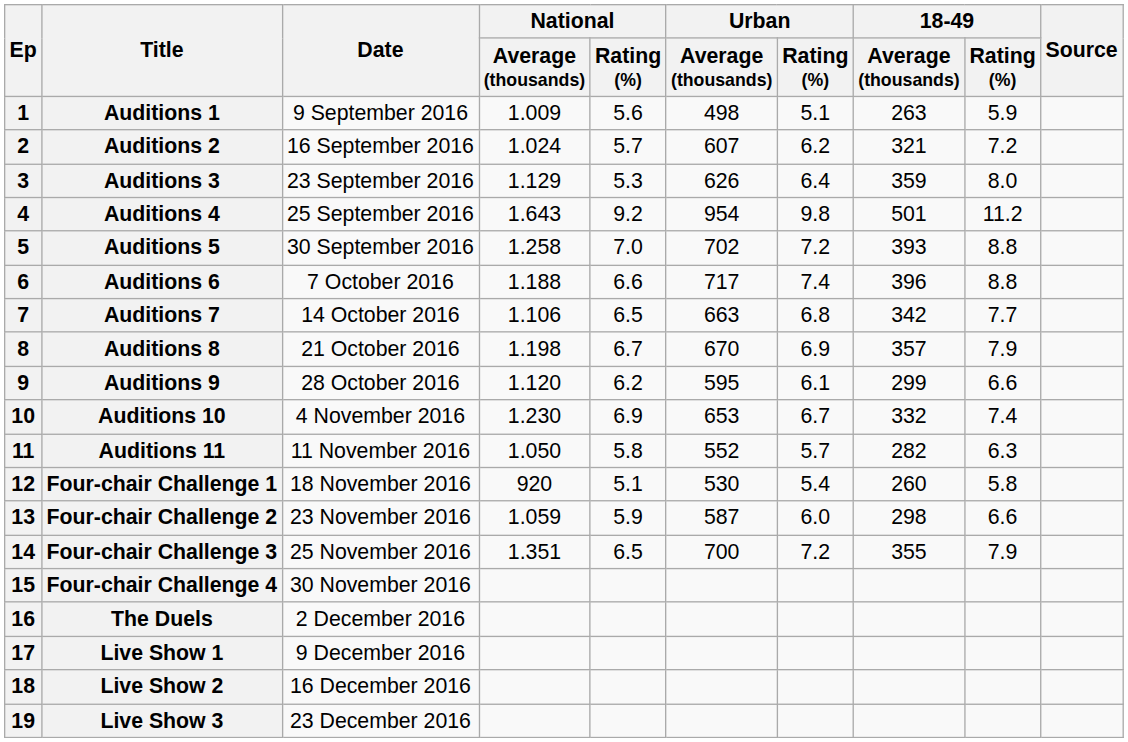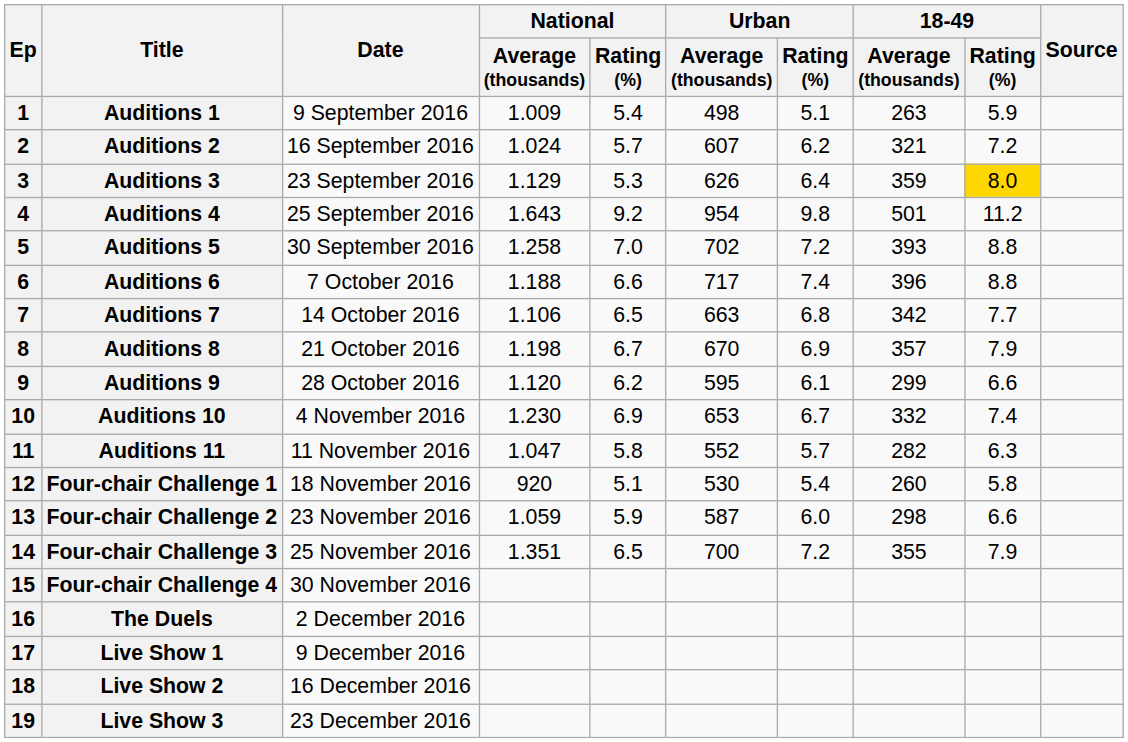(628, 112) 5.6 -> (628, 112) 5.4
(1003, 180) no background -> (1003, 180) gold background
(534, 450) 1.050 -> (534, 450) 1.047
